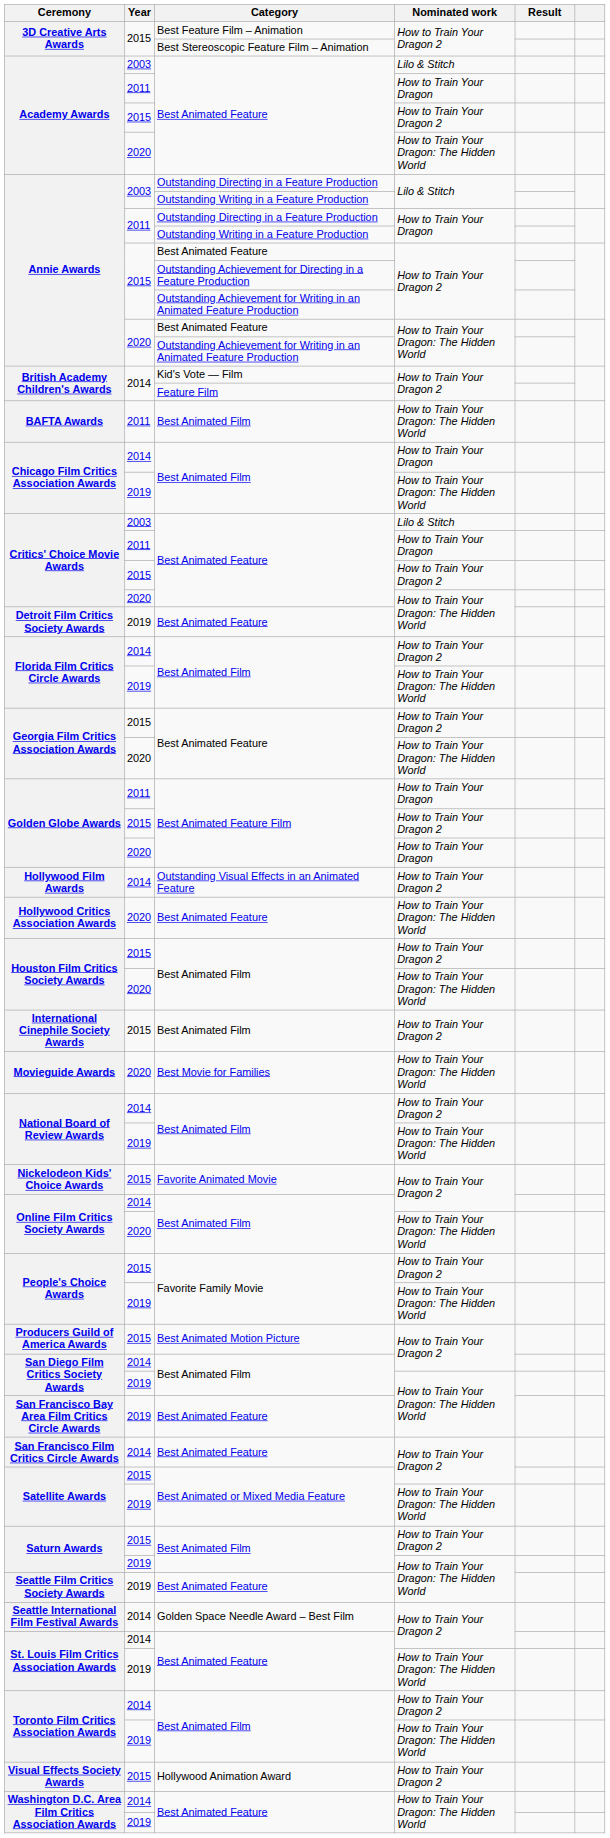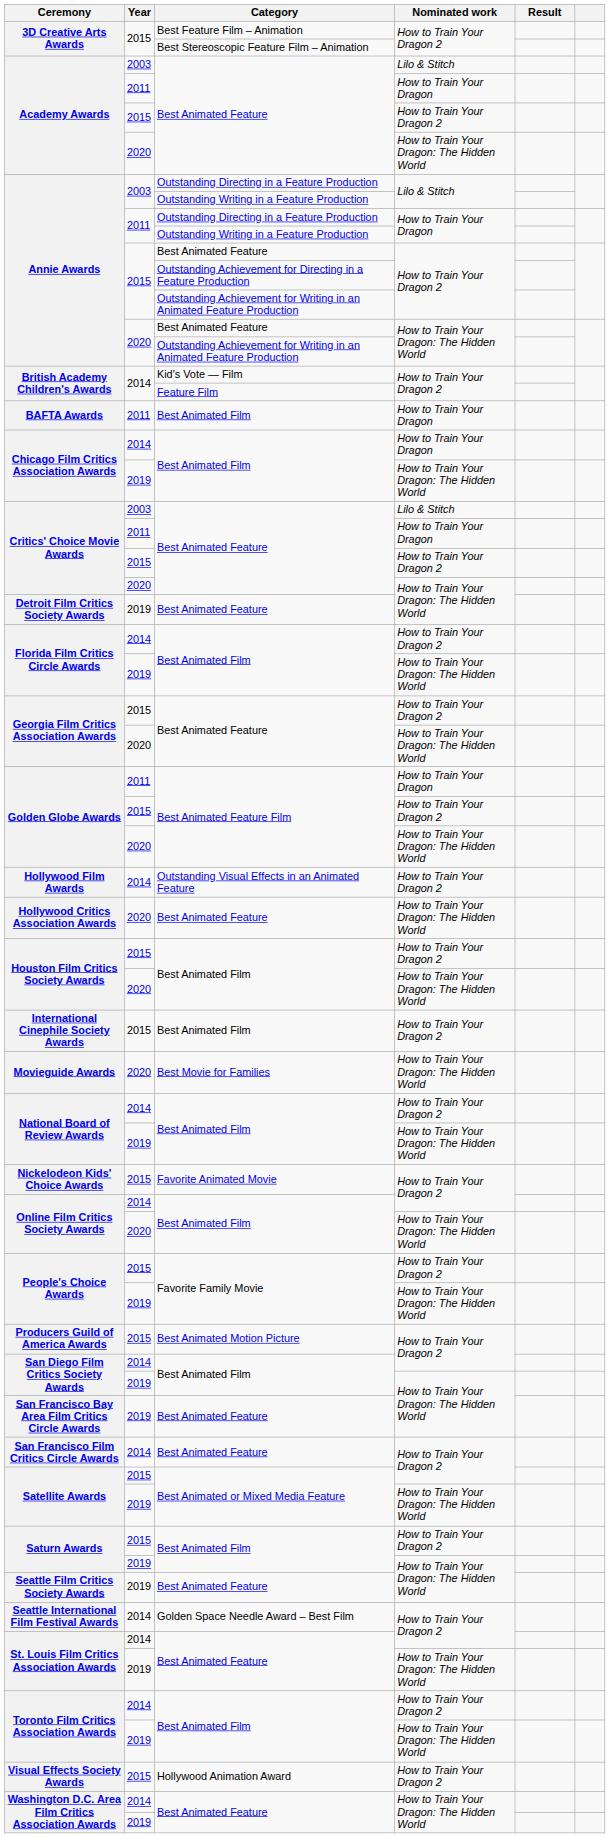(446, 421) How to Train Your Dragon: The Hidden World -> (440, 415) How to Train Your Dragon
(440, 852) How to Train Your Dragon -> (446, 846) How to Train Your Dragon: The Hidden World
